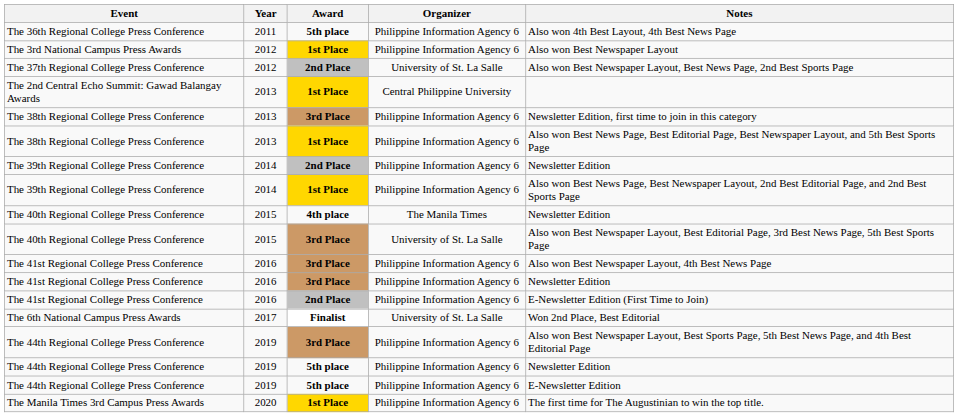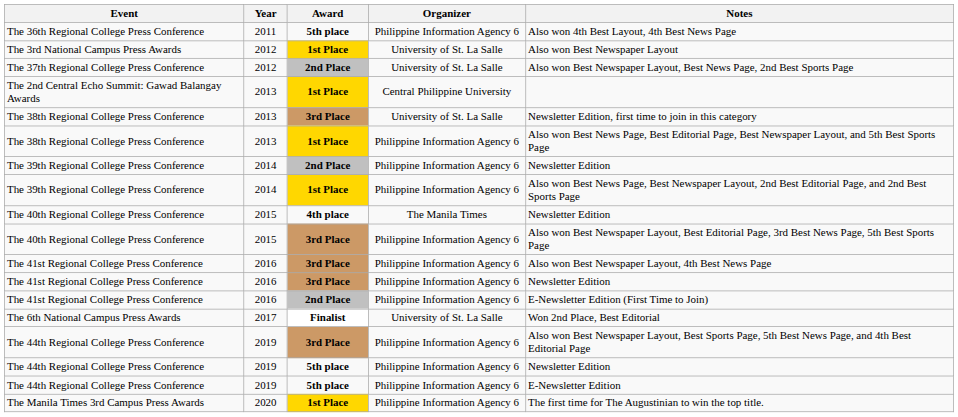(447, 50) Philippine Information Agency 6 -> (447, 50) University of St. La Salle
(447, 117) Philippine Information Agency 6 -> (447, 117) University of St. La Salle
(447, 239) University of St. La Salle -> (447, 239) Philippine Information Agency 6
